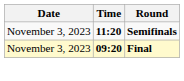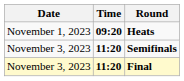+ row: (141, 31)
(109, 48) 09:20 -> (109, 66) 11:20
